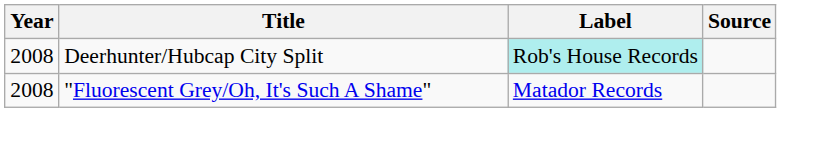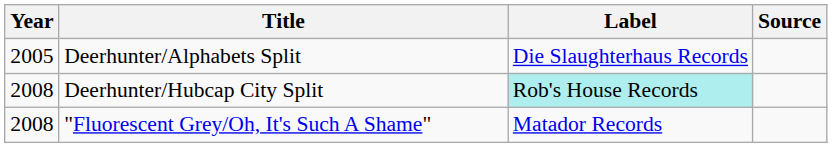+ row: (183, 55)
